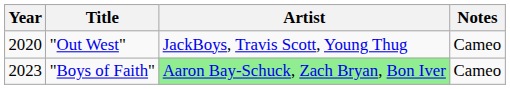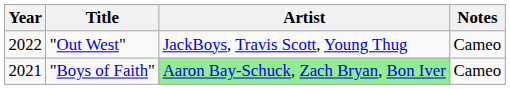(25, 44) 2020 -> (25, 44) 2022
(25, 71) 2023 -> (25, 71) 2021
